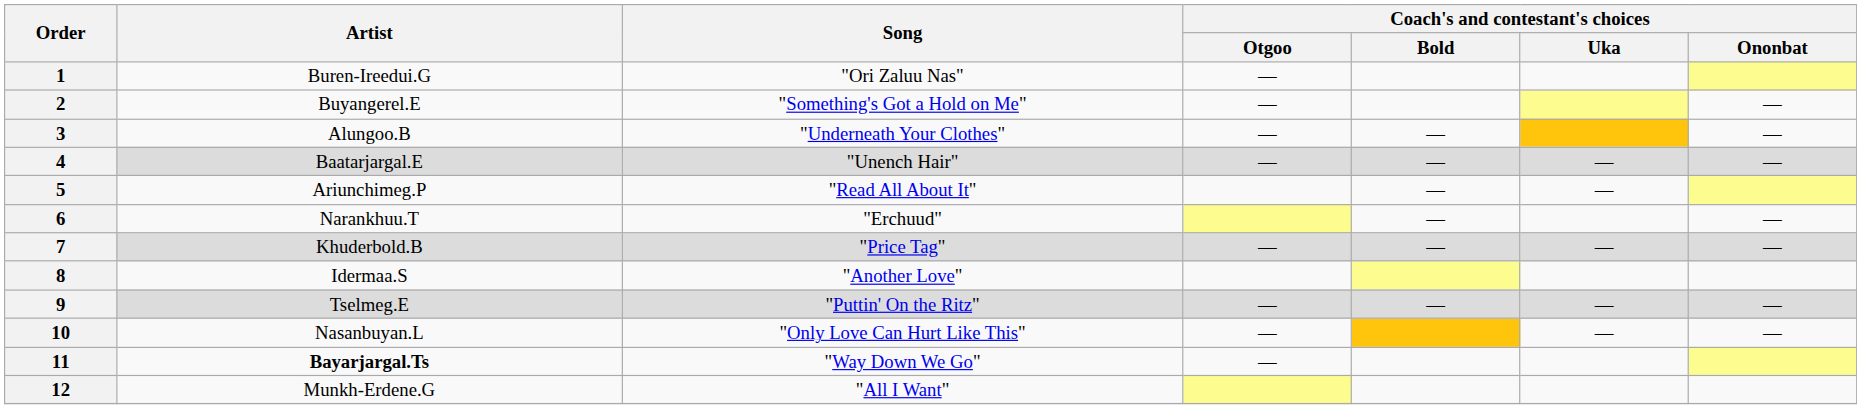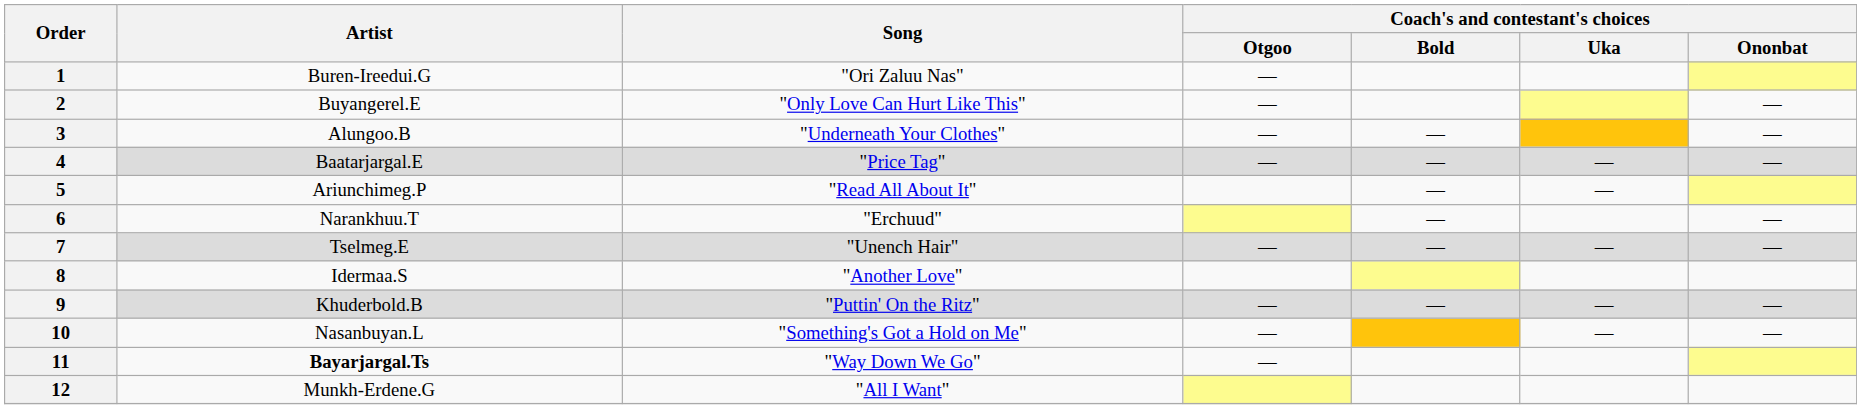(903, 104) "Something's Got a Hold on Me" -> (903, 104) "Only Love Can Hurt Like This"
(903, 161) "Unench Hair" -> (903, 161) "Price Tag"
(369, 247) Khuderbold.B -> (369, 247) Tselmeg.E
(903, 247) "Price Tag" -> (903, 247) "Unench Hair"
(369, 304) Tselmeg.E -> (369, 304) Khuderbold.B
(903, 333) "Only Love Can Hurt Like This" -> (903, 333) "Something's Got a Hold on Me"
